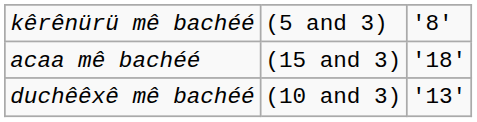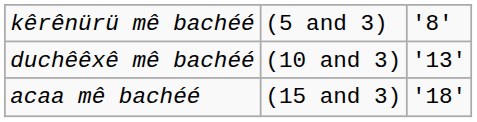rows swapped: (132, 97) <-> (105, 60)
